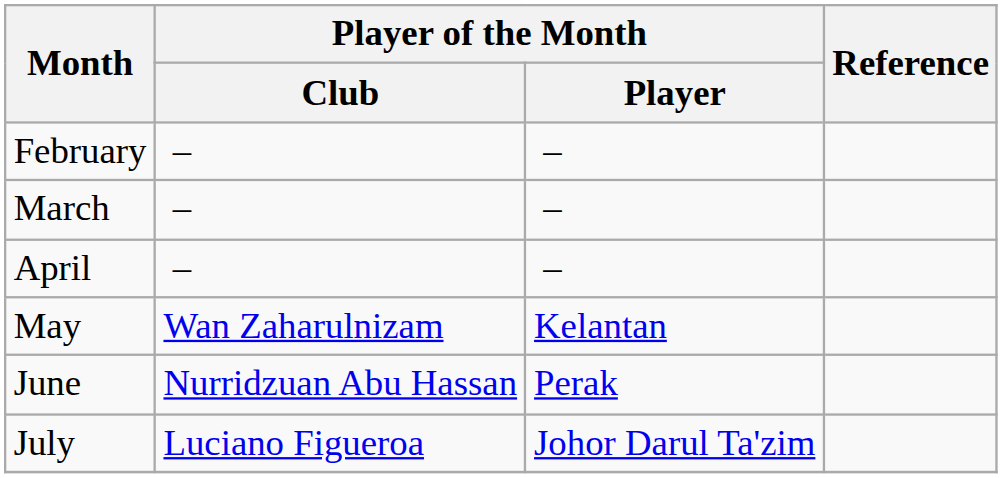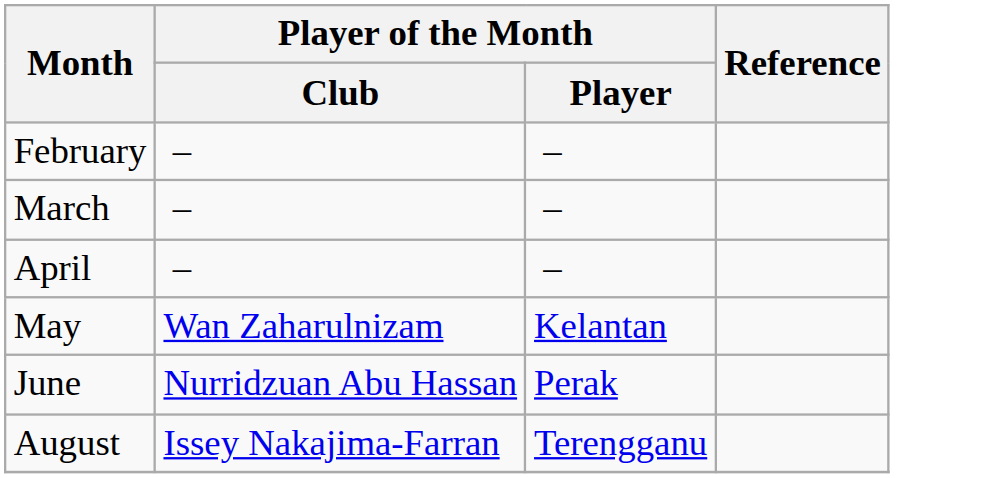- row: (44, 442)
+ row: (67, 442)
